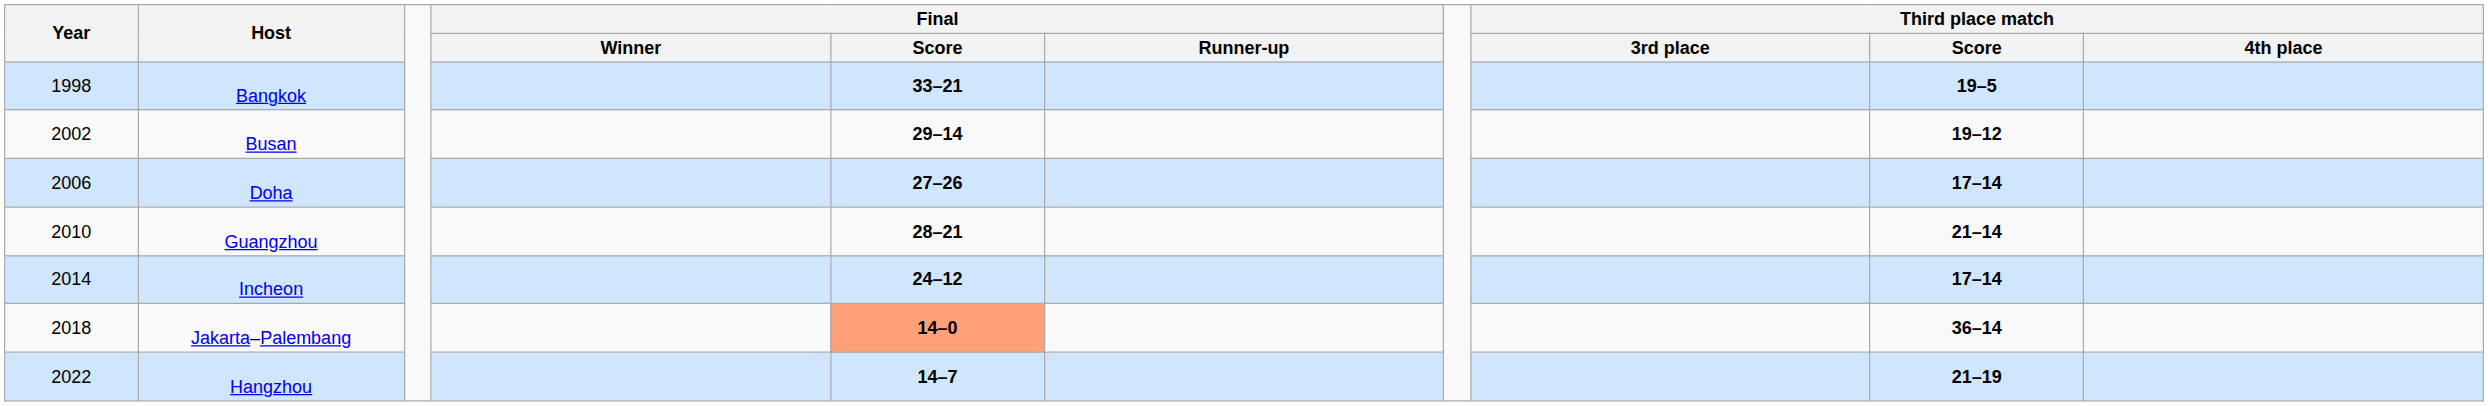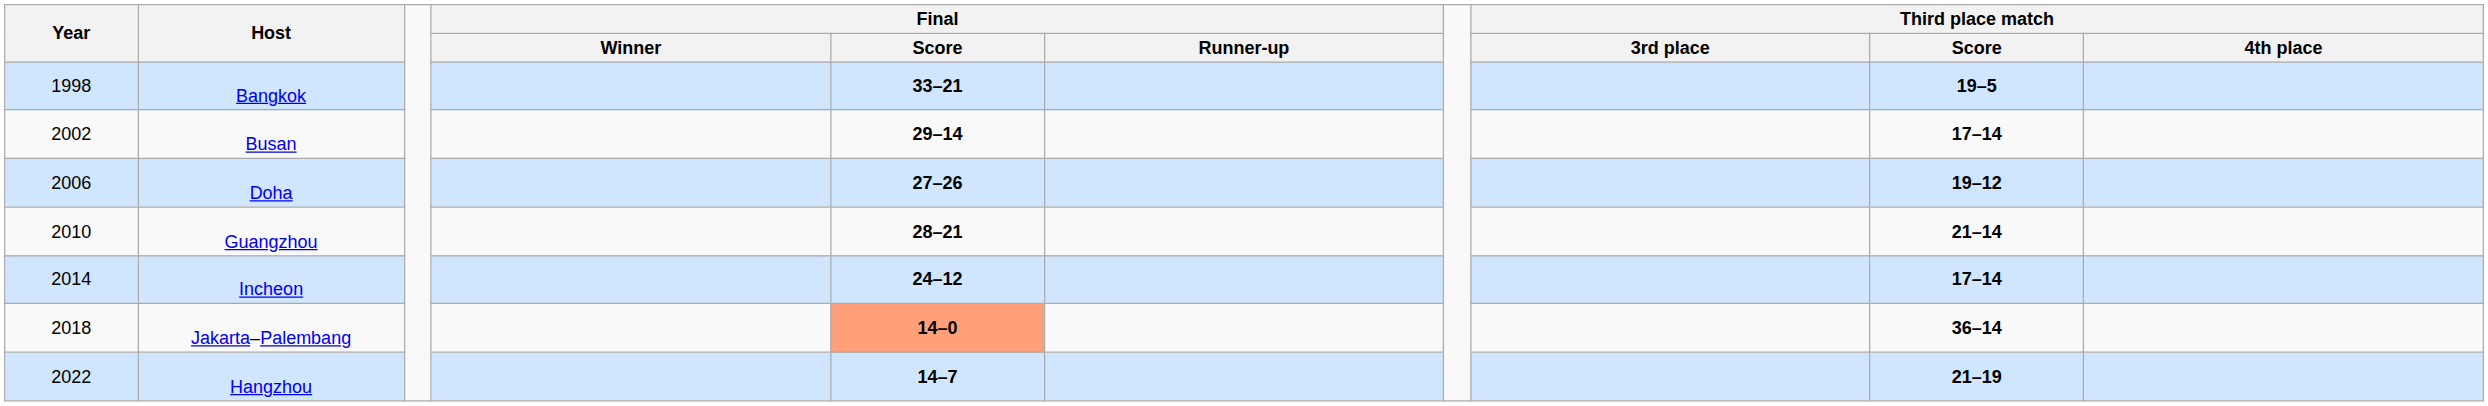(1977, 135) 19–12 -> (1977, 135) 17–14
(1977, 183) 17–14 -> (1977, 183) 19–12
